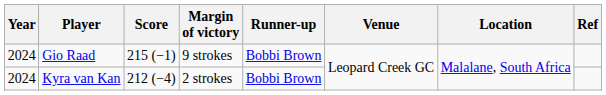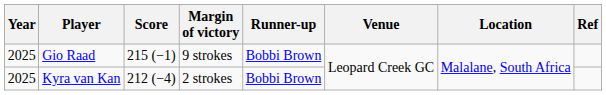(22, 55) 2024 -> (22, 55) 2025
(22, 78) 2024 -> (22, 78) 2025
